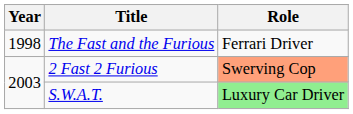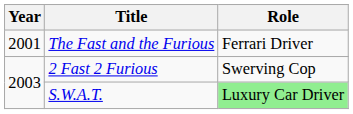(25, 43) 1998 -> (25, 43) 2001
(269, 69) lightsalmon background -> (269, 69) no background
